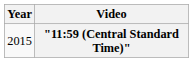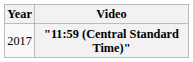(20, 40) 2015 -> (20, 40) 2017
